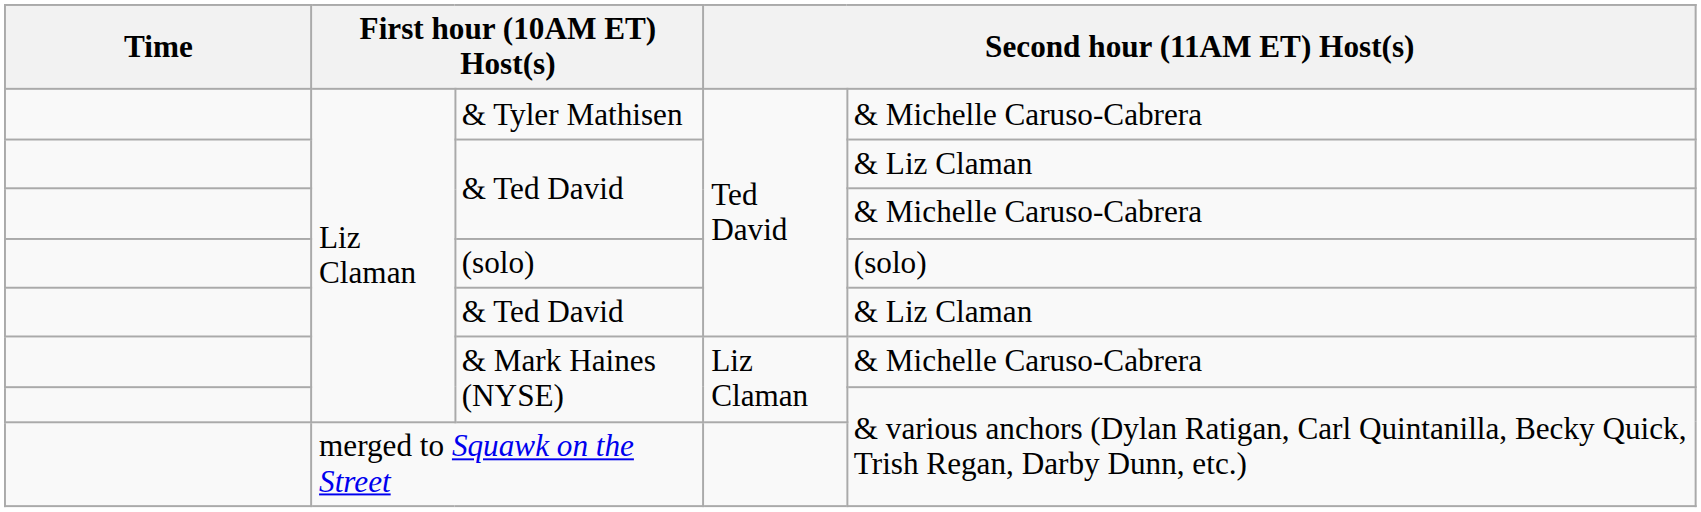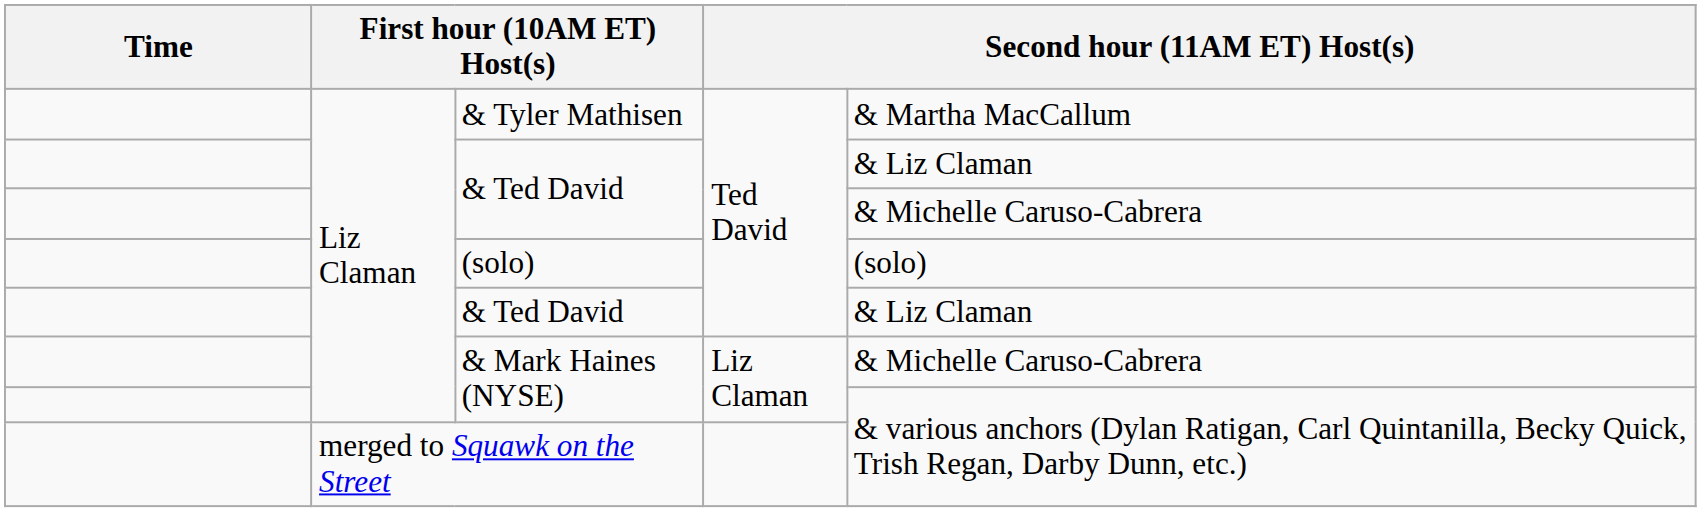(1028, 113) & Michelle Caruso-Cabrera -> (992, 113) & Martha MacCallum
